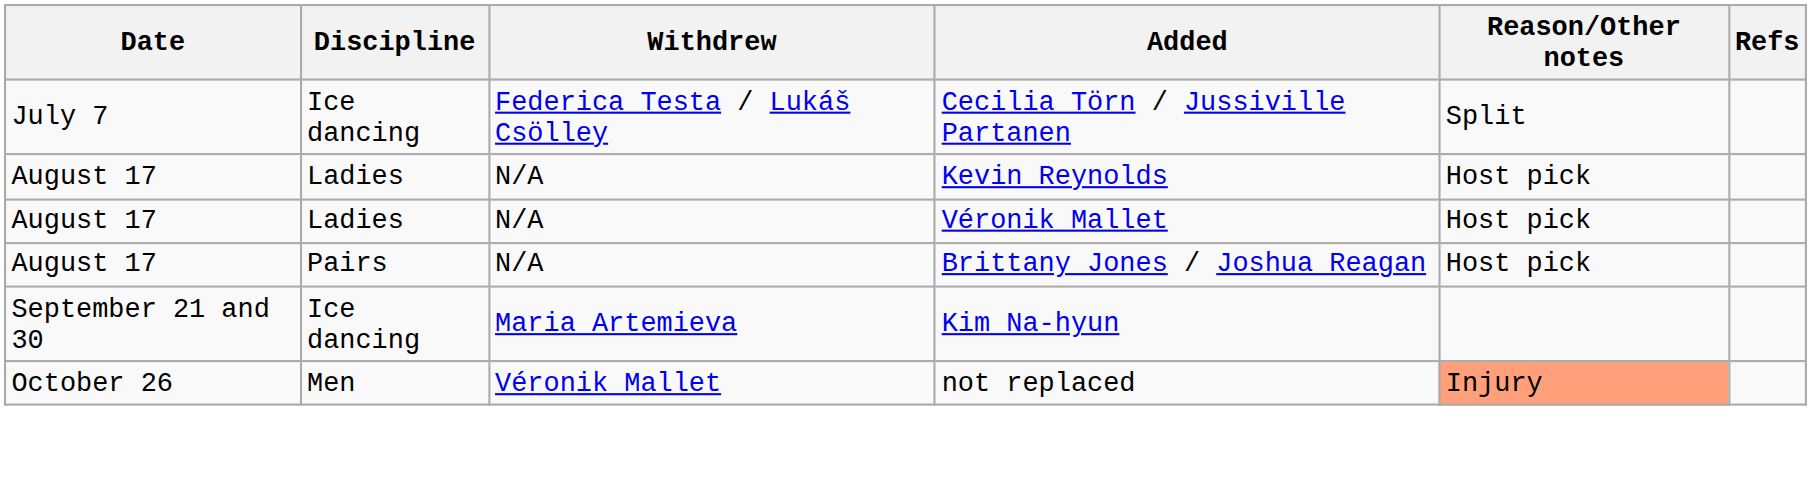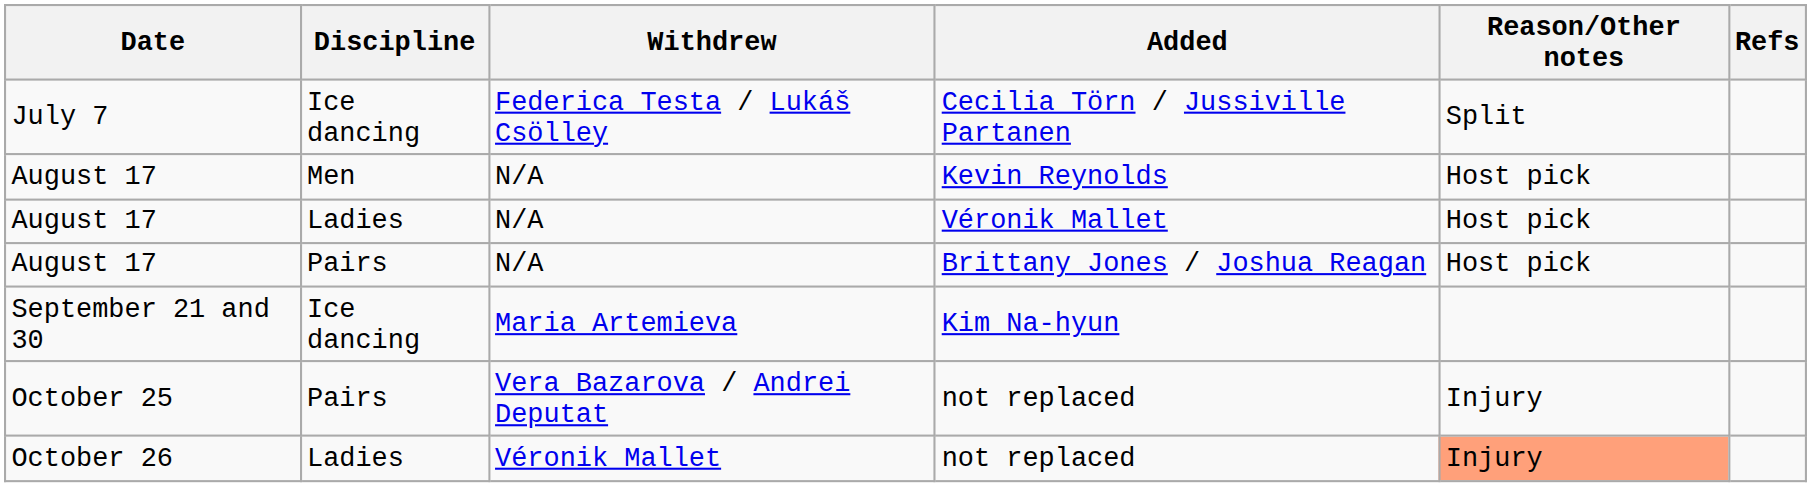(355, 177) Ladies -> (331, 177) Men
+ row: (92, 399)
(331, 383) Men -> (355, 458) Ladies
